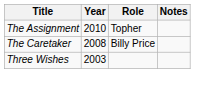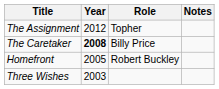(95, 28) 2010 -> (95, 28) 2012
(95, 44) normal -> (95, 44) bold
+ row: (30, 60)
